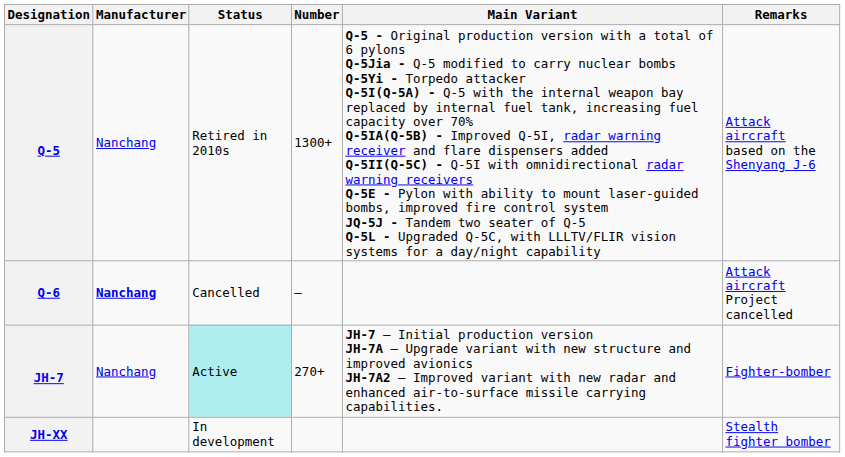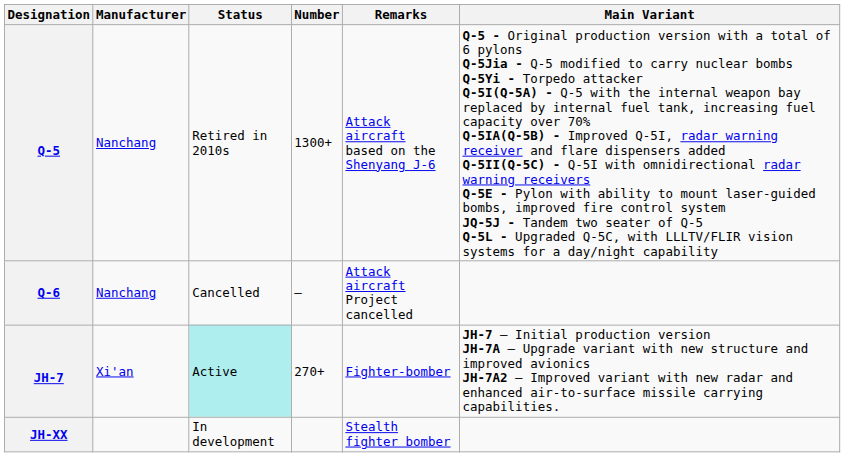columns swapped: (781, 15) <-> (532, 15)
(126, 293) bold -> (126, 293) normal
(126, 371) Nanchang -> (115, 371) Xi'an
